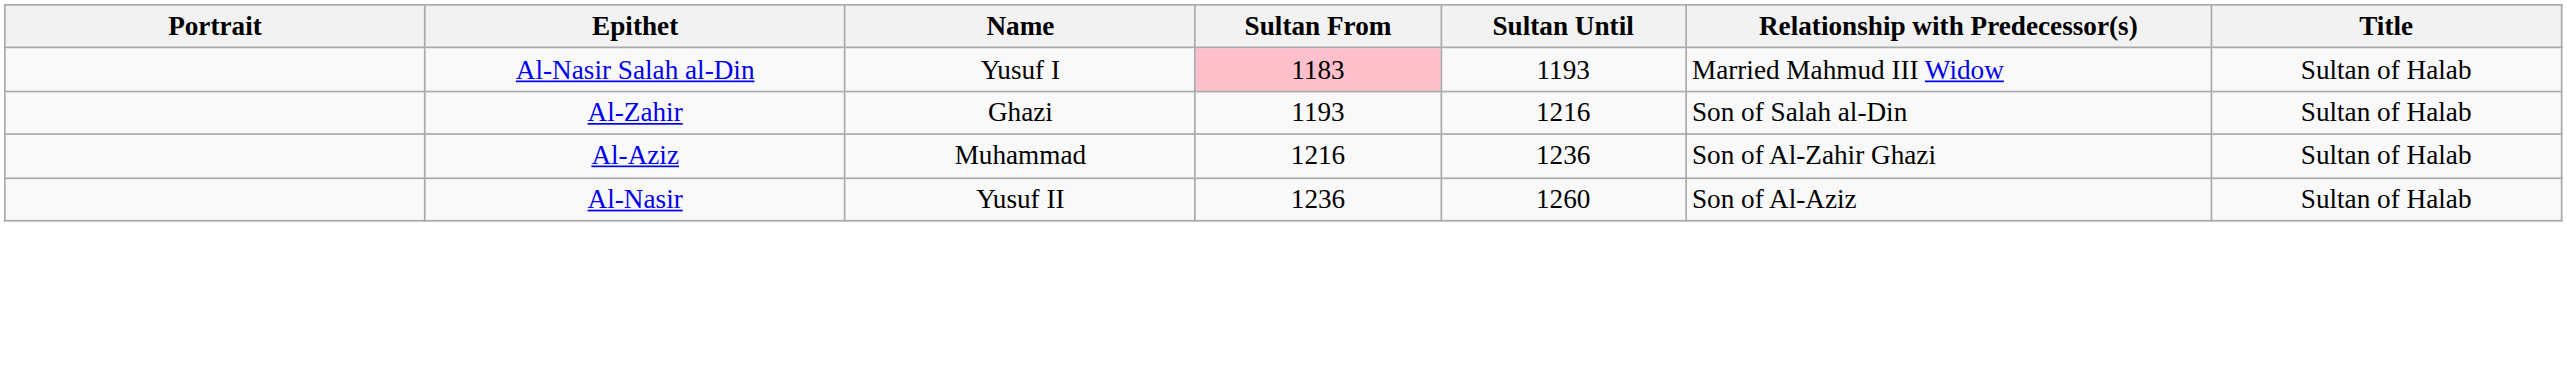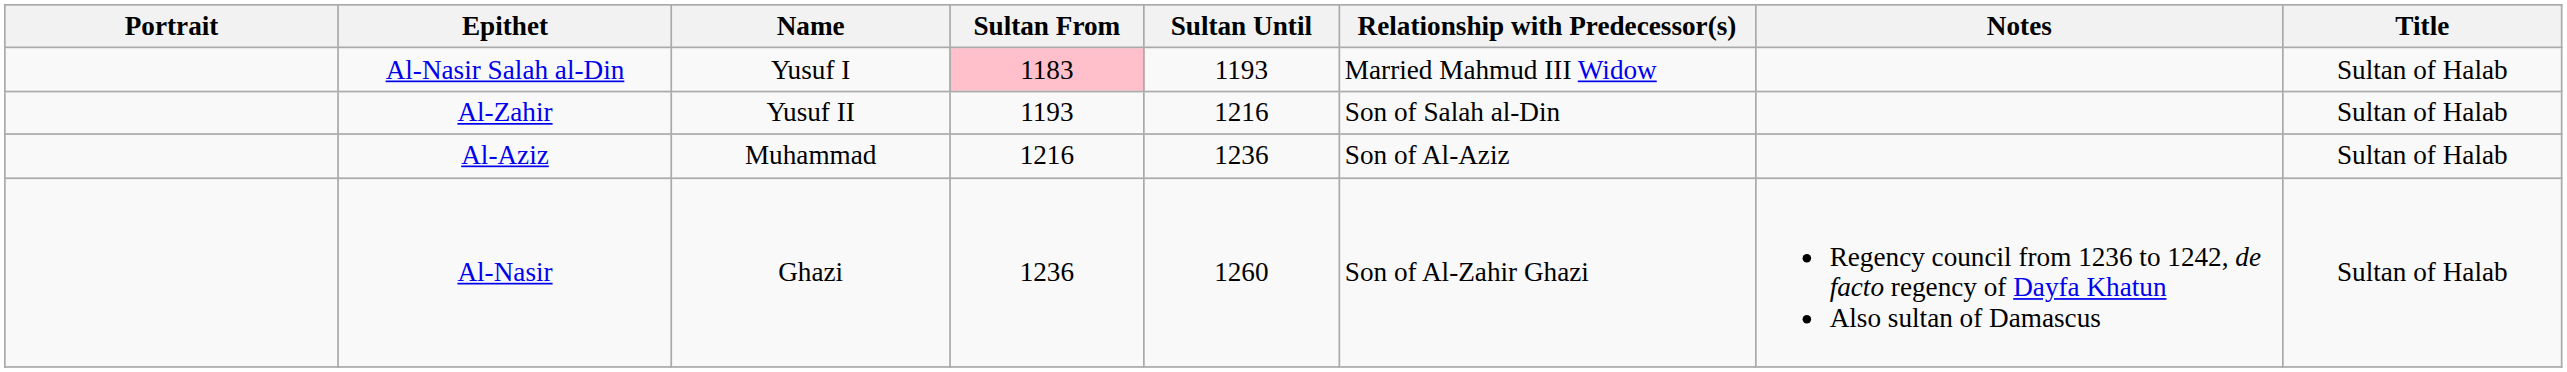+ column: (2019, 26)
(1020, 112) Ghazi -> (811, 112) Yusuf II
(1814, 155) Son of Al-Zahir Ghazi -> (1427, 155) Son of Al-Aziz
(1020, 198) Yusuf II -> (811, 271) Ghazi
(1774, 198) Son of Al-Aziz -> (1467, 271) Son of Al-Zahir Ghazi
